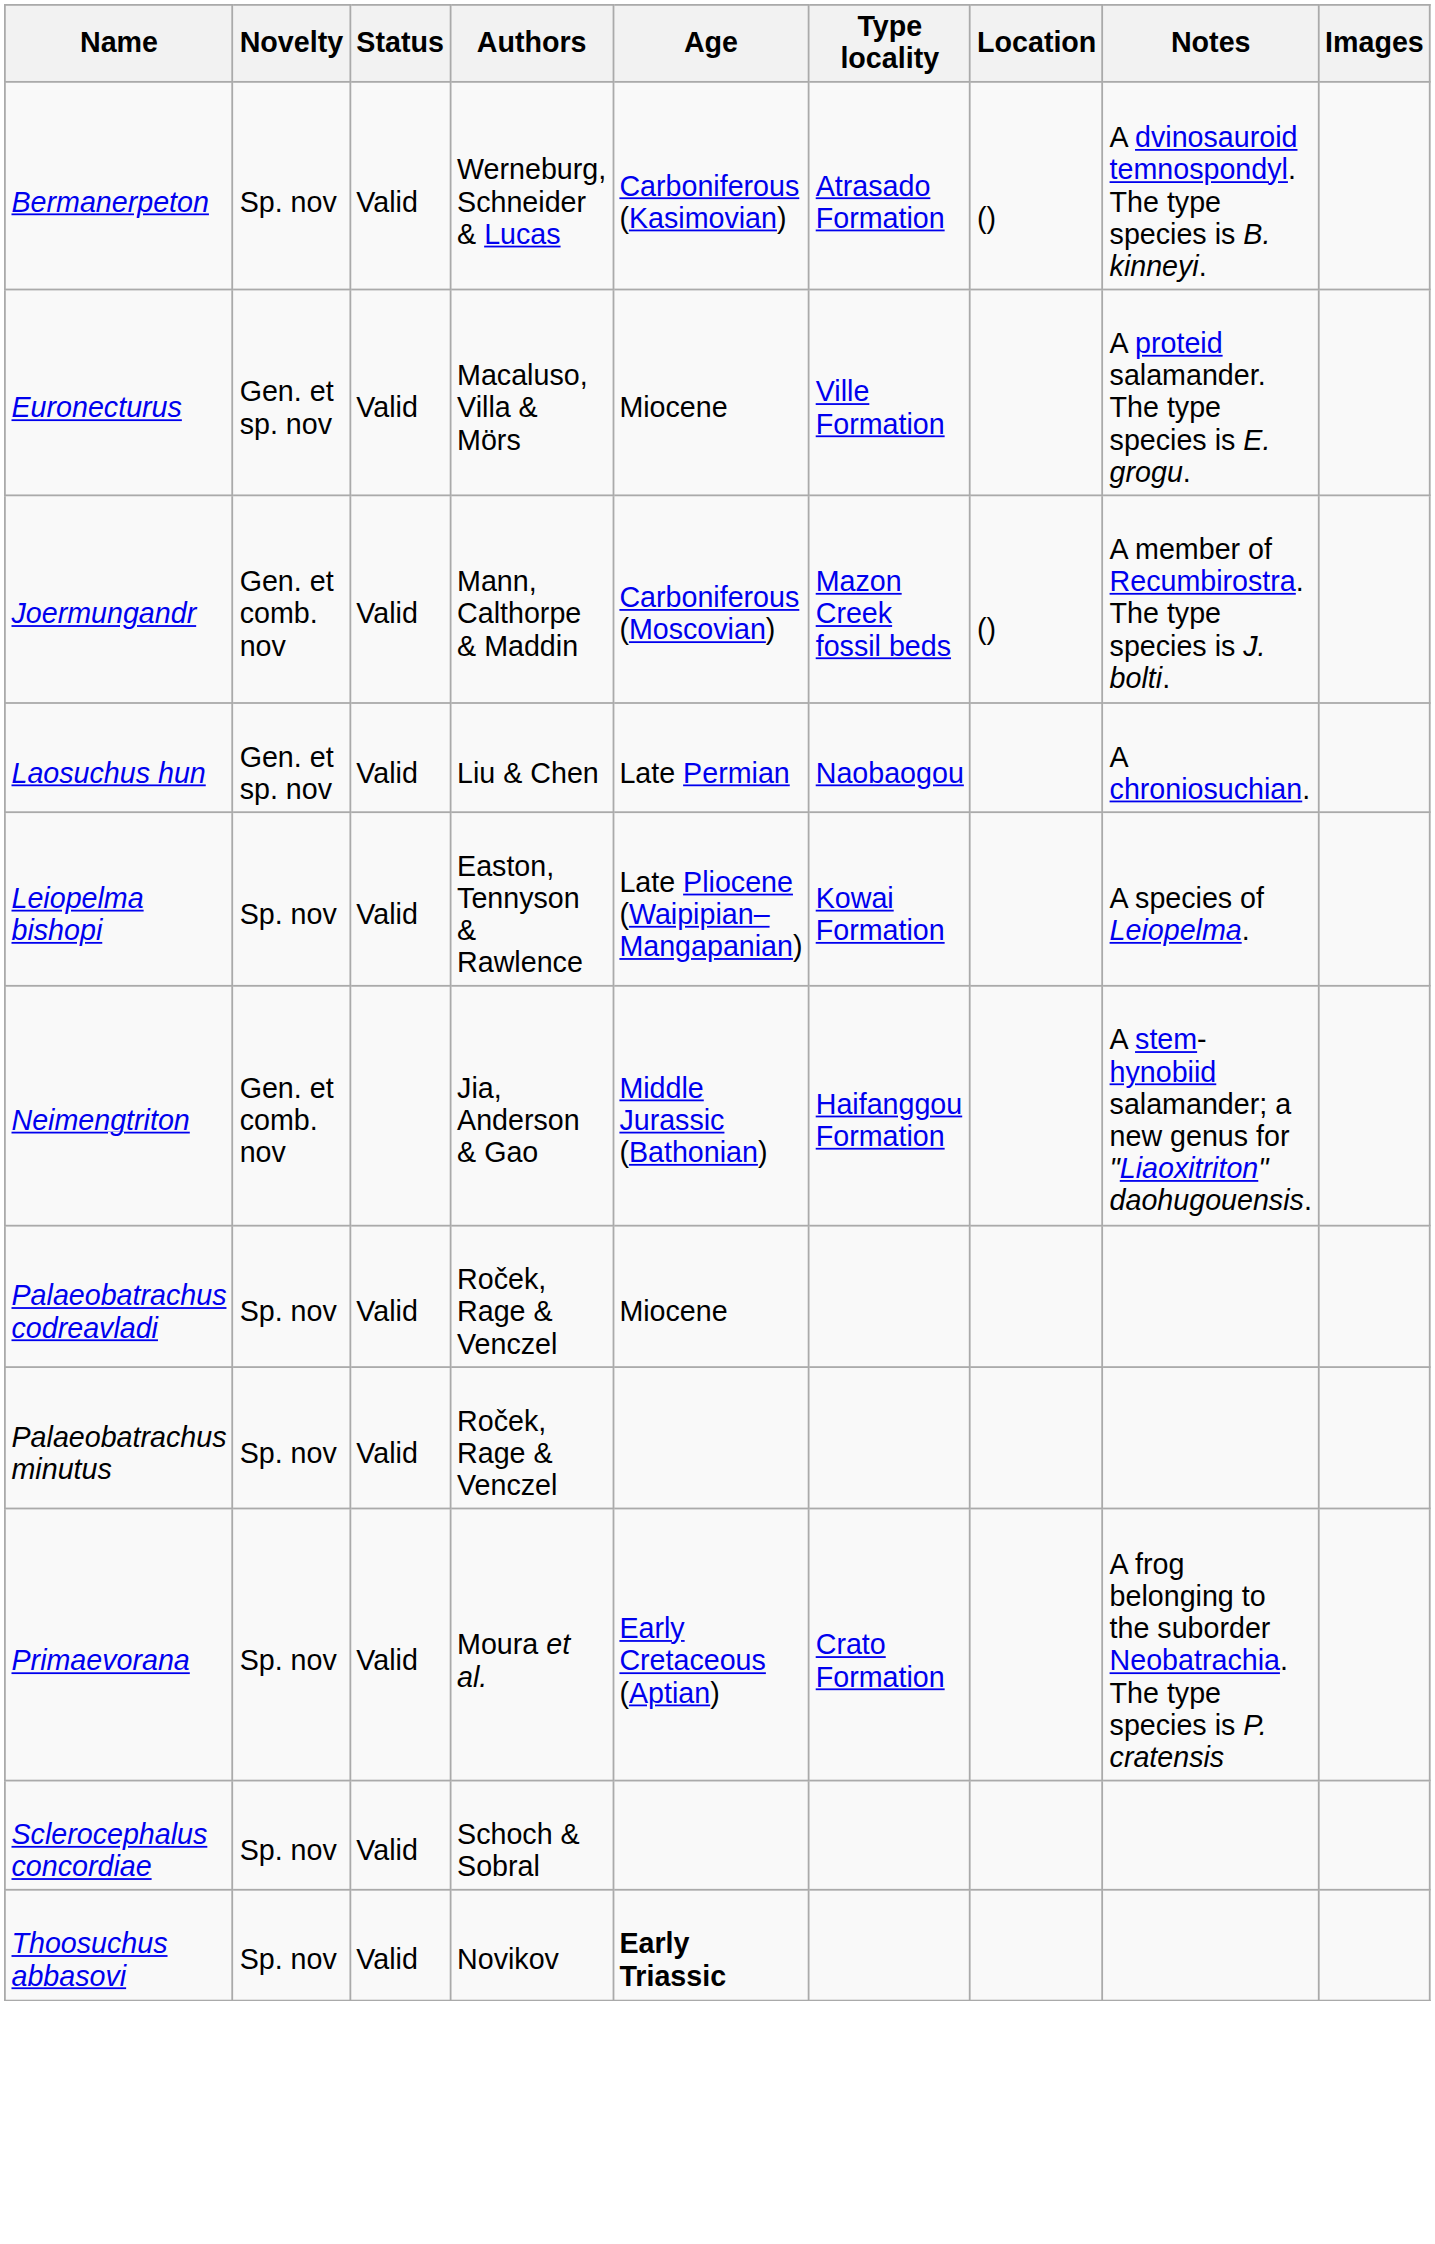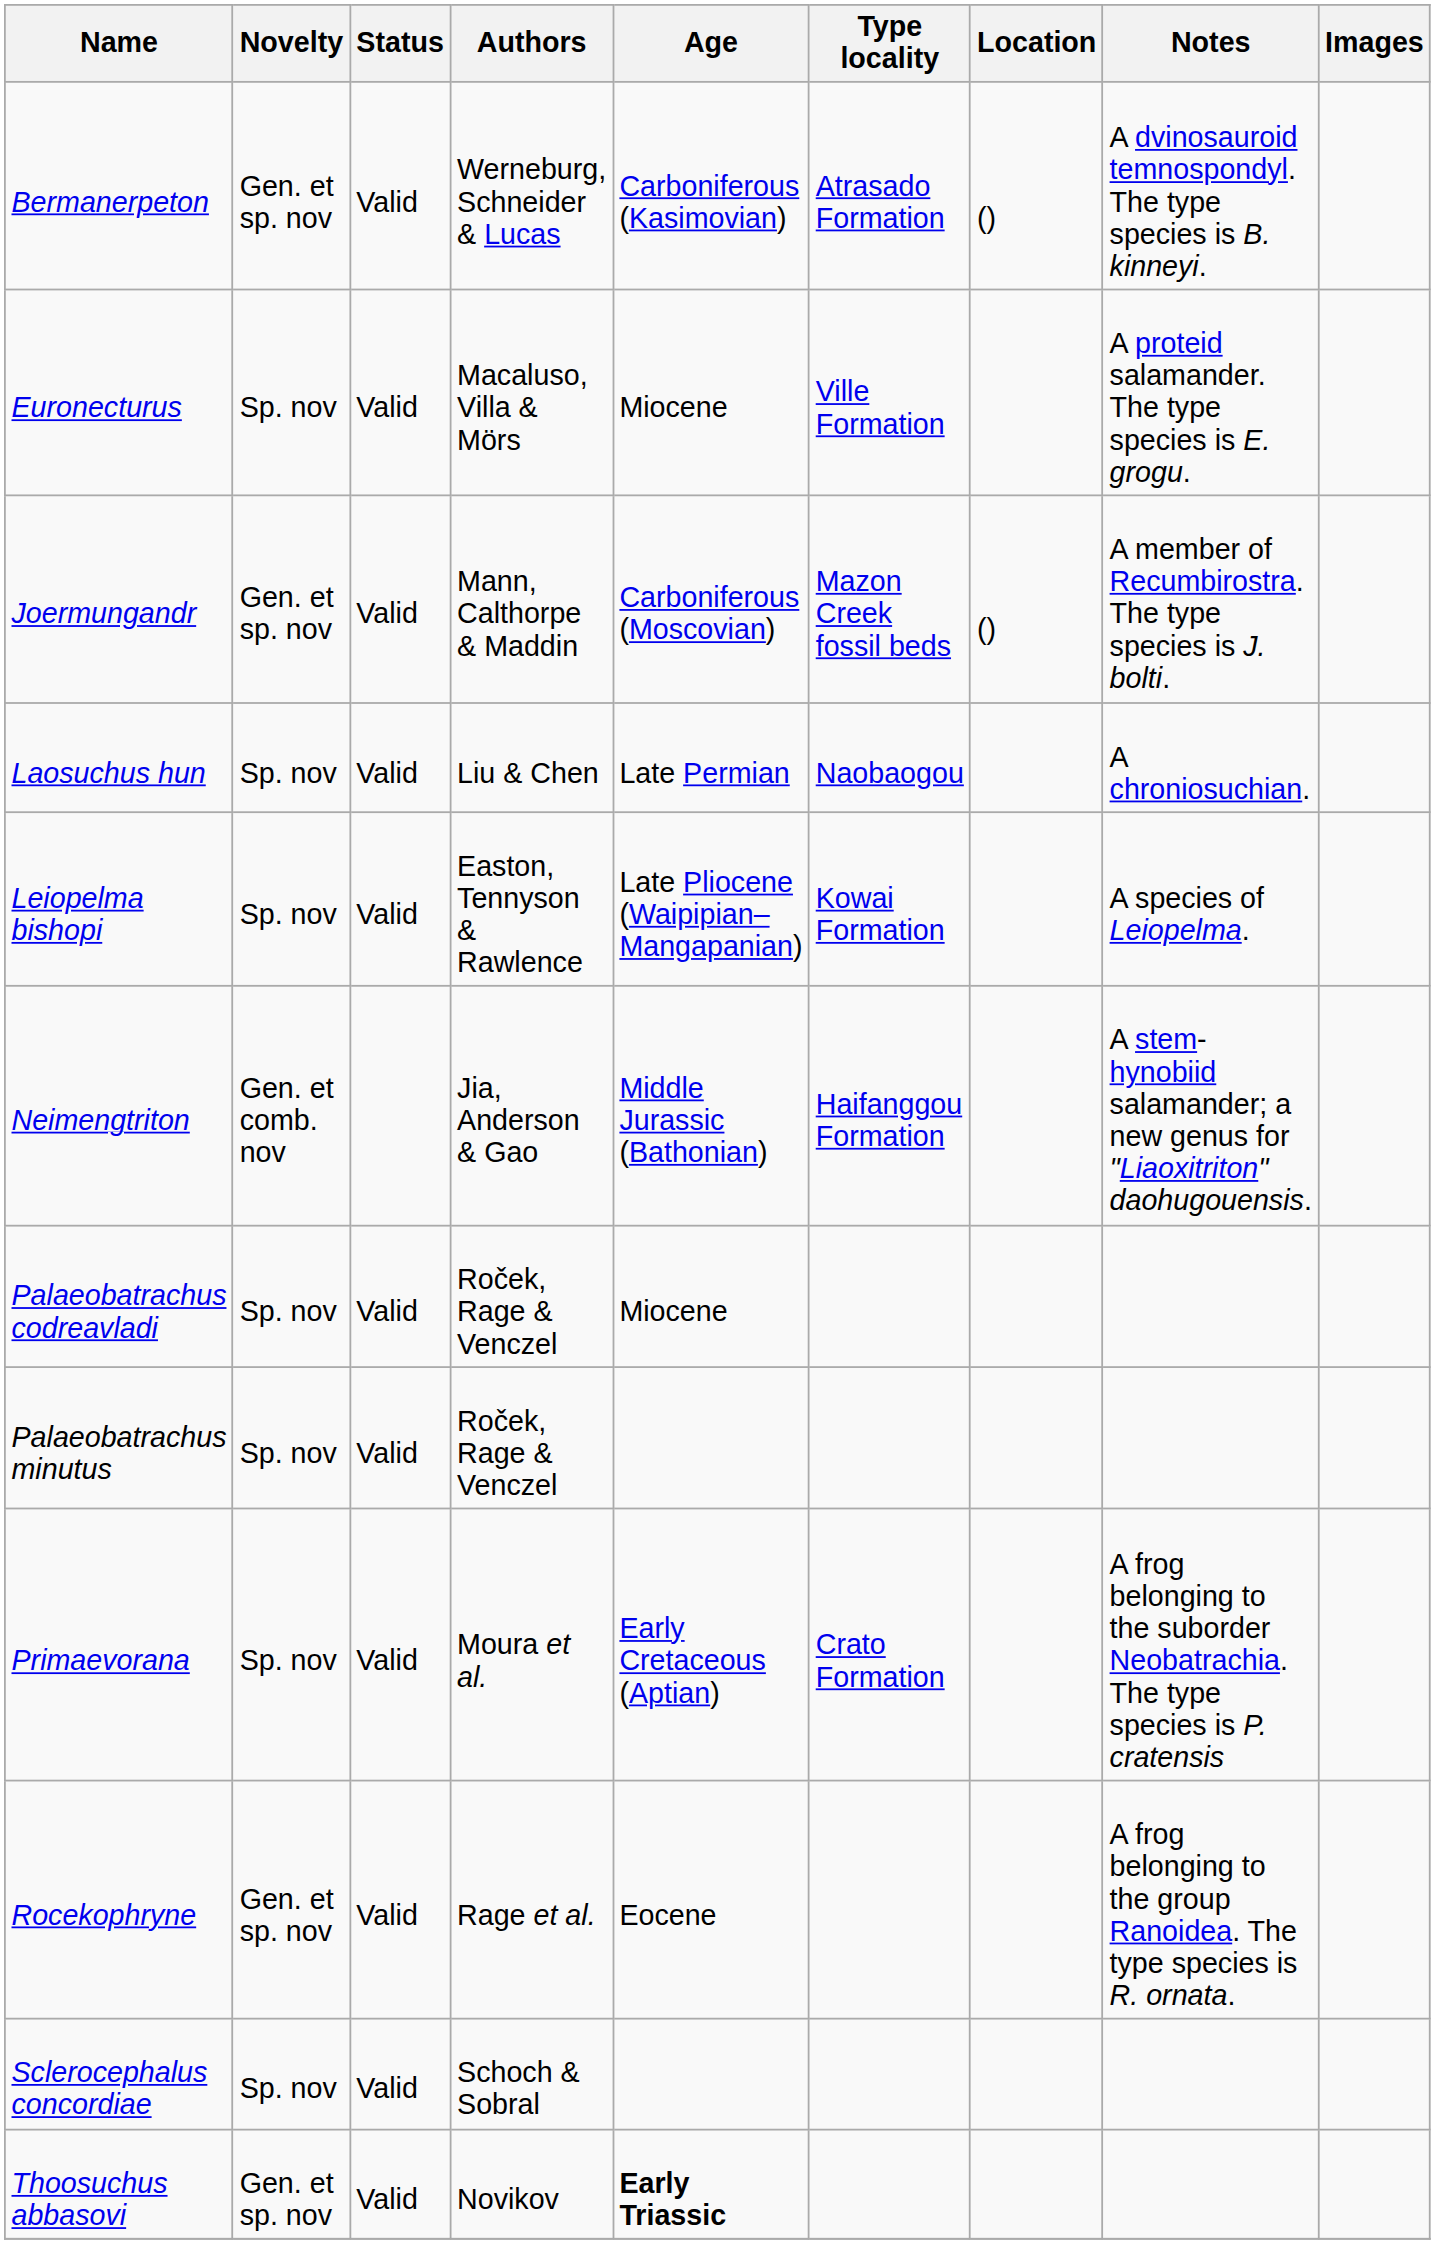(288, 201) Sp. nov -> (287, 201) Gen. et sp. nov
(287, 408) Gen. et sp. nov -> (288, 408) Sp. nov
(287, 614) Gen. et comb. nov -> (287, 614) Gen. et sp. nov
(287, 772) Gen. et sp. nov -> (288, 772) Sp. nov
+ row: (104, 1915)
(288, 1960) Sp. nov -> (287, 2199) Gen. et sp. nov
